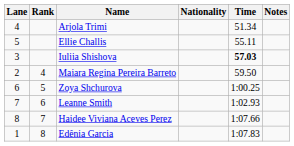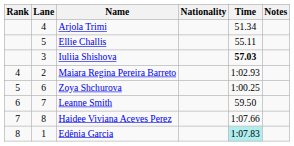columns swapped: (43, 12) <-> (17, 12)
(245, 73) 59.50 -> (245, 73) 1:02.93
(245, 103) 1:02.93 -> (245, 103) 59.50
(245, 133) no background -> (245, 133) paleturquoise background
